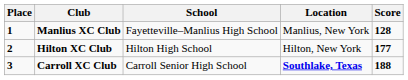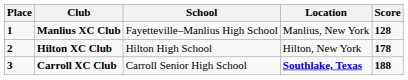(383, 48) 177 -> (383, 48) 178
